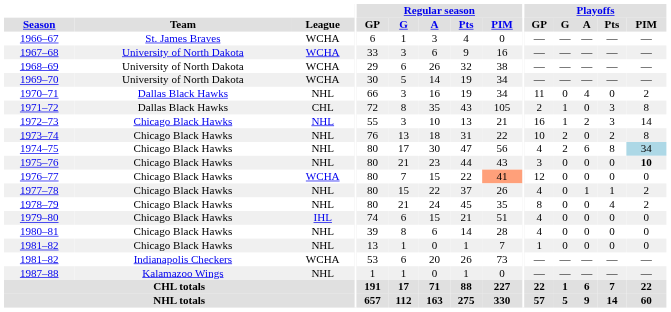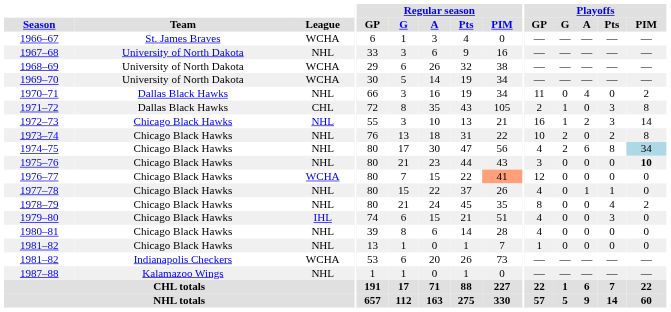(323, 52) WCHA -> (323, 52) NHL
(646, 190) 2 -> (646, 190) 0
(612, 218) 0 -> (612, 218) 3
